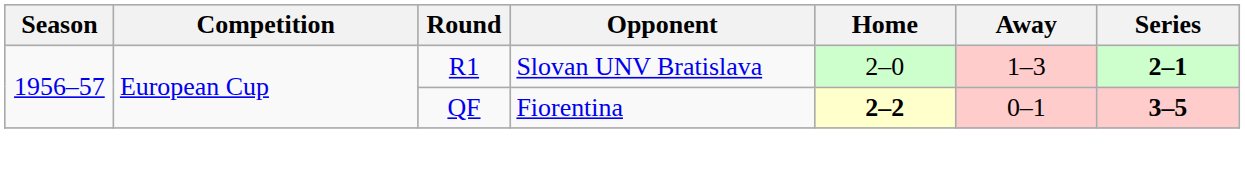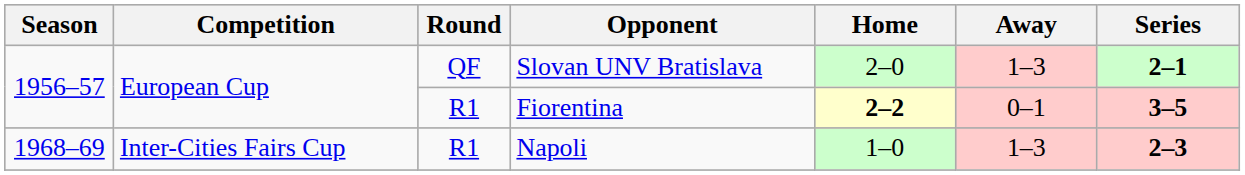(464, 66) R1 -> (464, 66) QF
(464, 107) QF -> (464, 107) R1
+ row: (552, 148)
